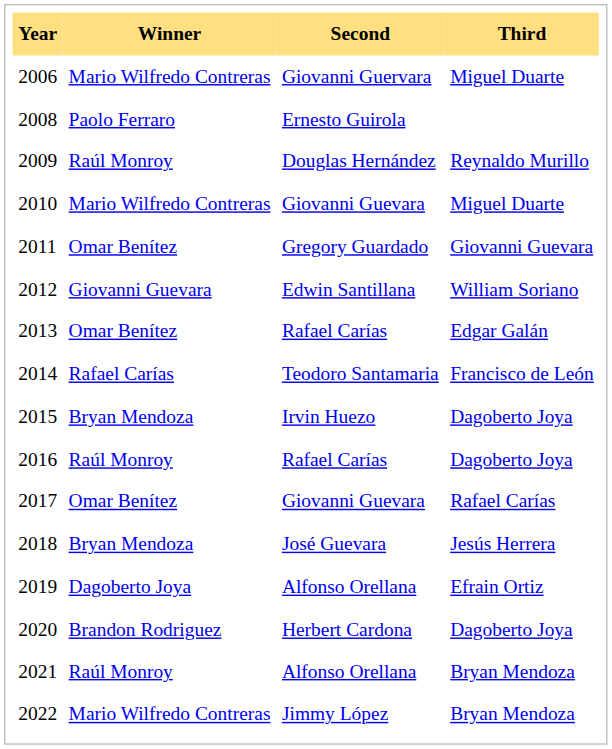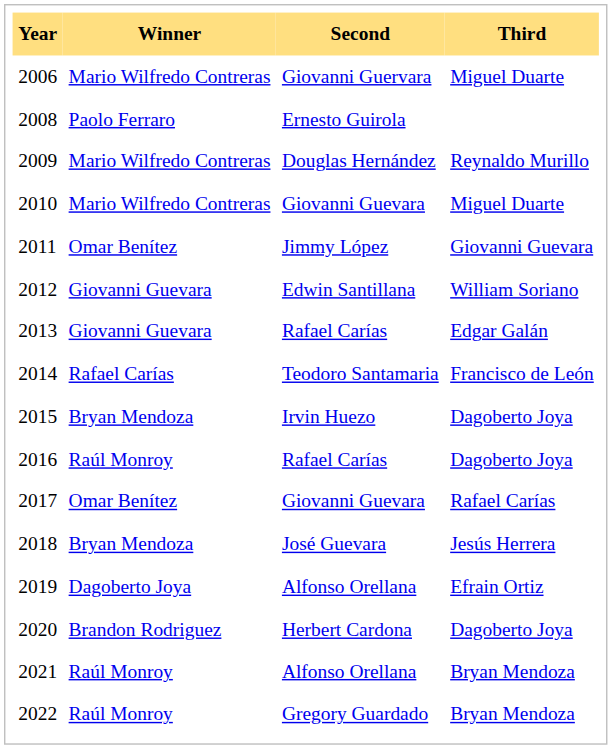(121, 161) Raúl Monroy -> (170, 161) Mario Wilfredo Contreras
(355, 246) Gregory Guardado -> (335, 246) Jimmy López
(123, 331) Omar Benítez -> (140, 331) Giovanni Guevara
(170, 714) Mario Wilfredo Contreras -> (121, 714) Raúl Monroy
(335, 714) Jimmy López -> (355, 714) Gregory Guardado
